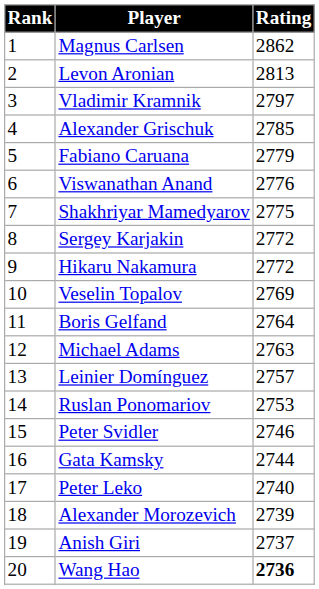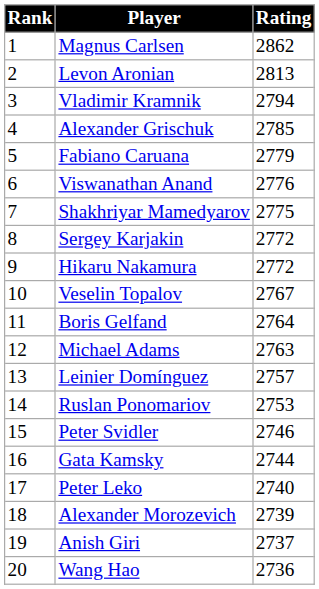(275, 101) 2797 -> (275, 101) 2794
(275, 294) 2769 -> (275, 294) 2767
(275, 570) bold -> (275, 570) normal
